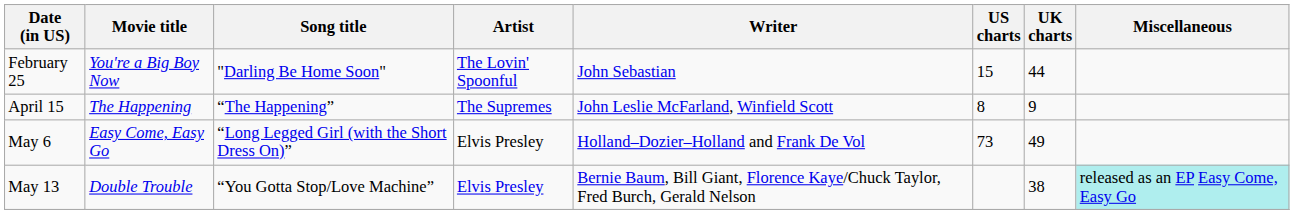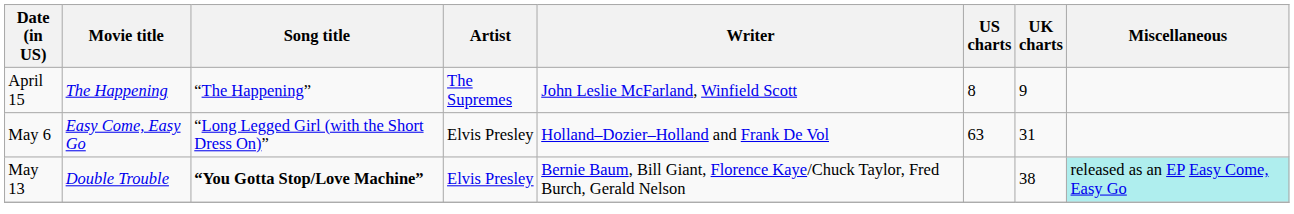- row: (38, 71)
(985, 142) 73 -> (976, 134) 63
(1036, 142) 49 -> (1027, 134) 31
(326, 187) normal -> (309, 179) bold
